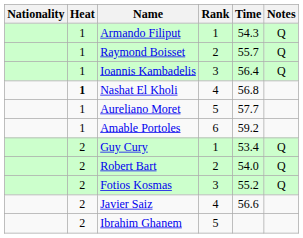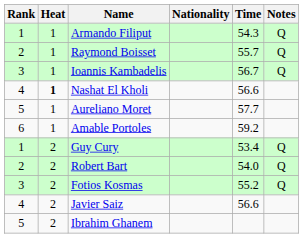columns swapped: (215, 14) <-> (36, 14)
(248, 71) 56.4 -> (248, 71) 56.7
(248, 90) 56.8 -> (248, 90) 56.6
